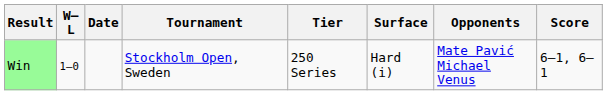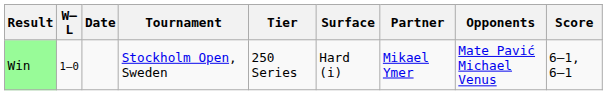+ column: (418, 22)
